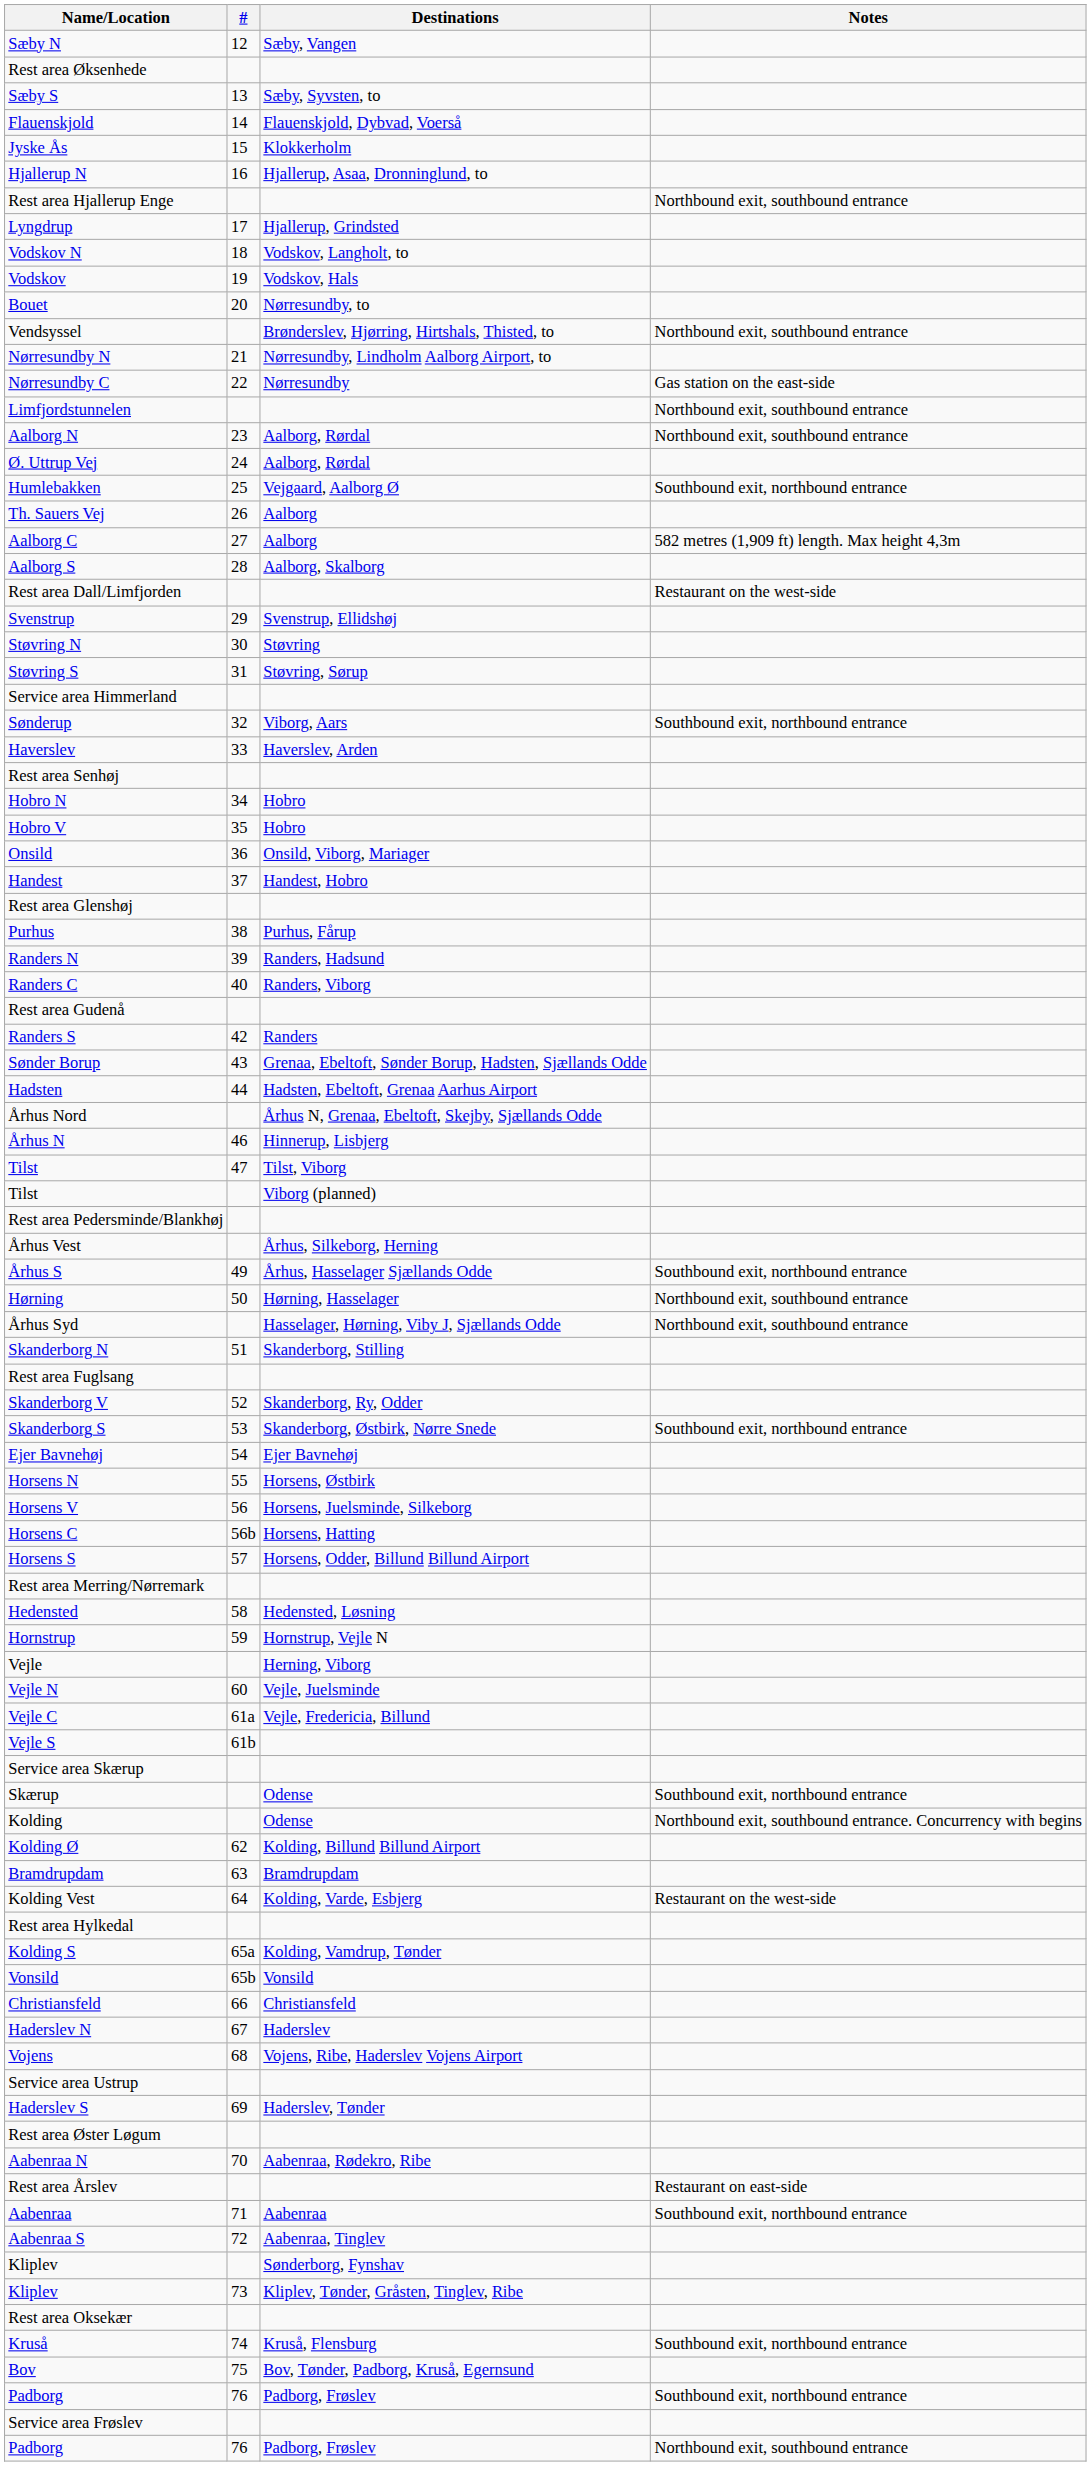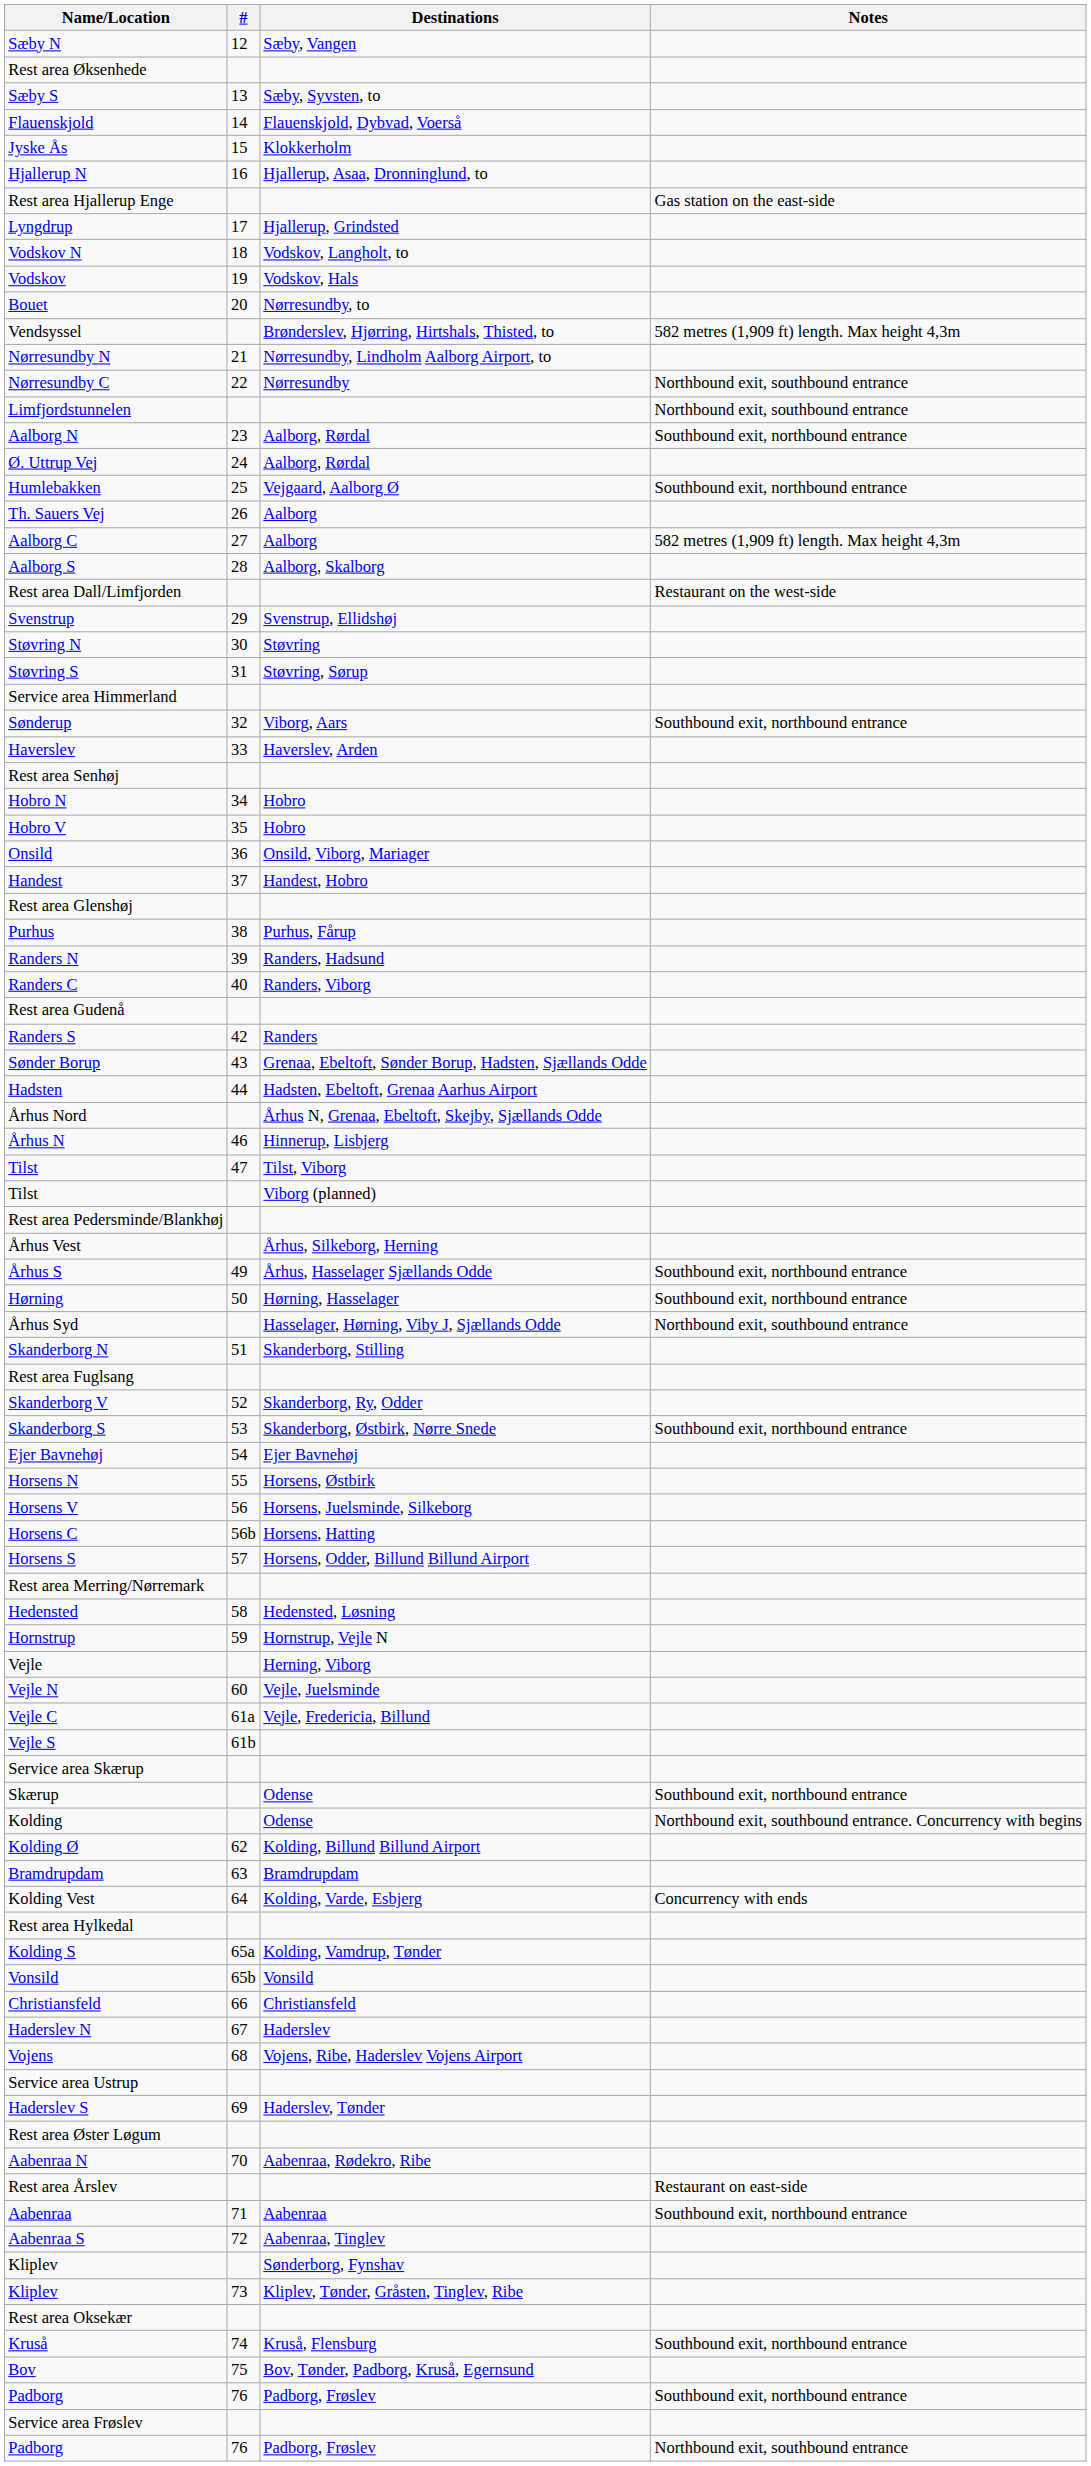(781, 200) Northbound exit, southbound entrance -> (745, 200) Gas station on the east-side
(781, 331) Northbound exit, southbound entrance -> (807, 331) 582 metres (1,909 ft) length. Max height 4,3m
(745, 383) Gas station on the east-side -> (781, 383) Northbound exit, southbound entrance
(781, 435) Northbound exit, southbound entrance -> (781, 435) Southbound exit, northbound entrance
(781, 1298) Northbound exit, southbound entrance -> (781, 1298) Southbound exit, northbound entrance
(745, 1899) Restaurant on the west-side -> (731, 1899) Concurrency with ends
